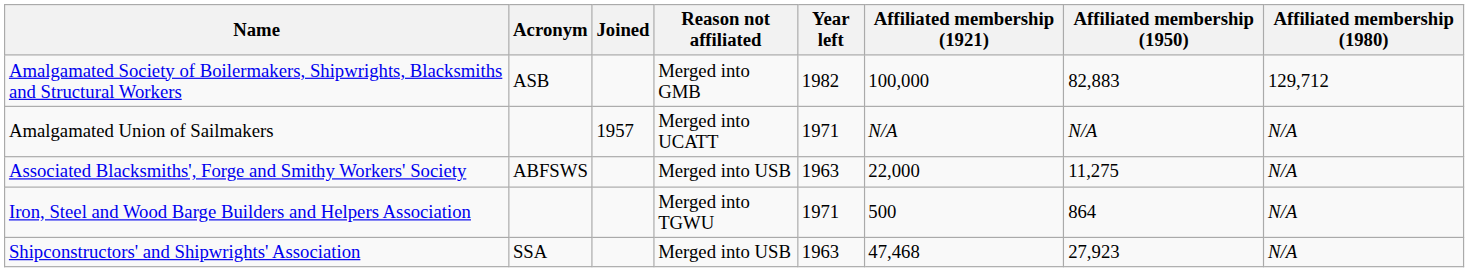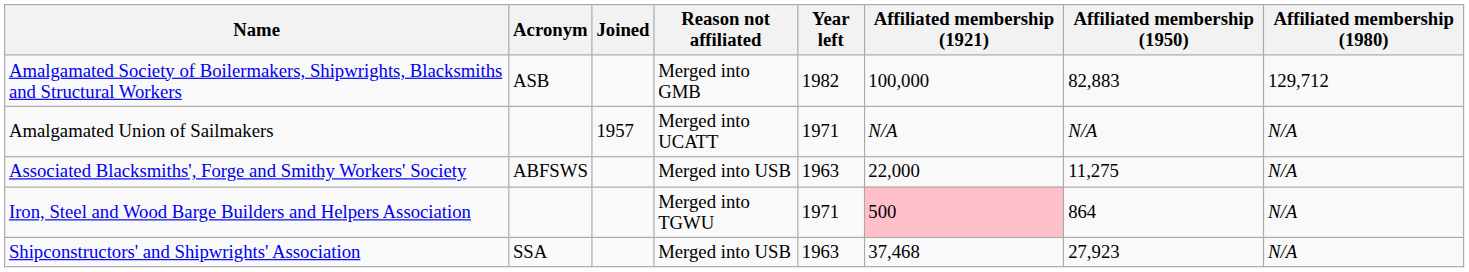(882, 211) no background -> (882, 211) pink background
(894, 252) 47,468 -> (894, 252) 37,468
